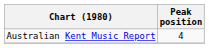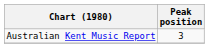(181, 36) 4 -> (181, 36) 3
